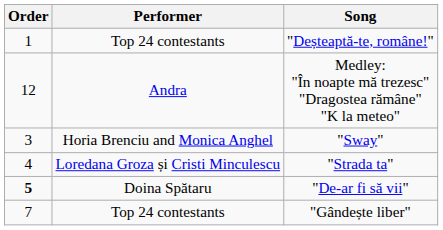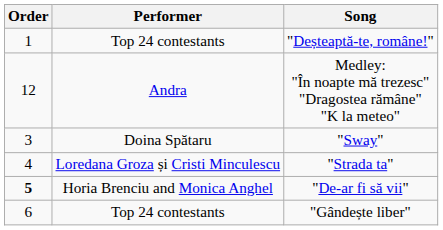(168, 140) Horia Brenciu and Monica Anghel -> (168, 140) Doina Spătaru
(168, 188) Doina Spătaru -> (168, 188) Horia Brenciu and Monica Anghel
(28, 212) 7 -> (28, 212) 6
